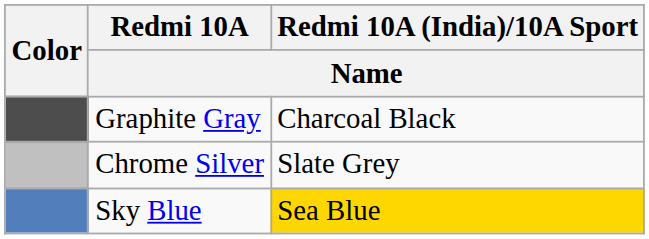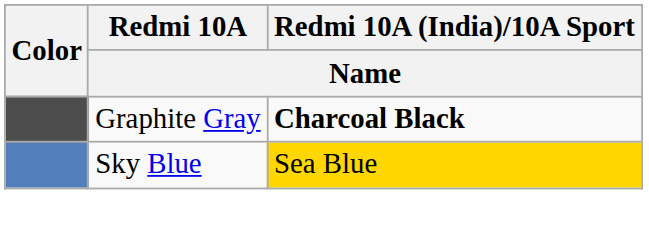(366, 118) normal -> (369, 118) bold
- row: (180, 164)
